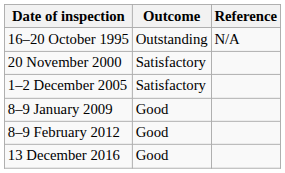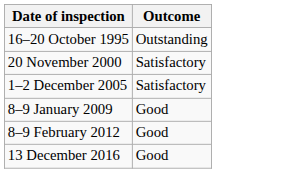- column: (246, 16)
